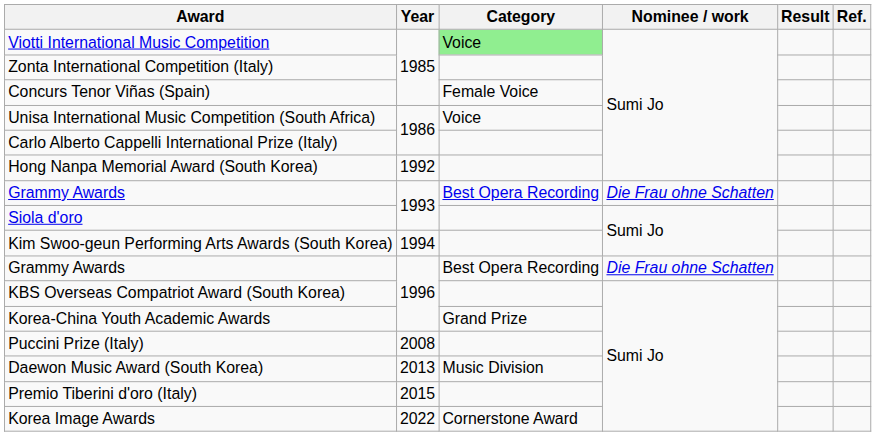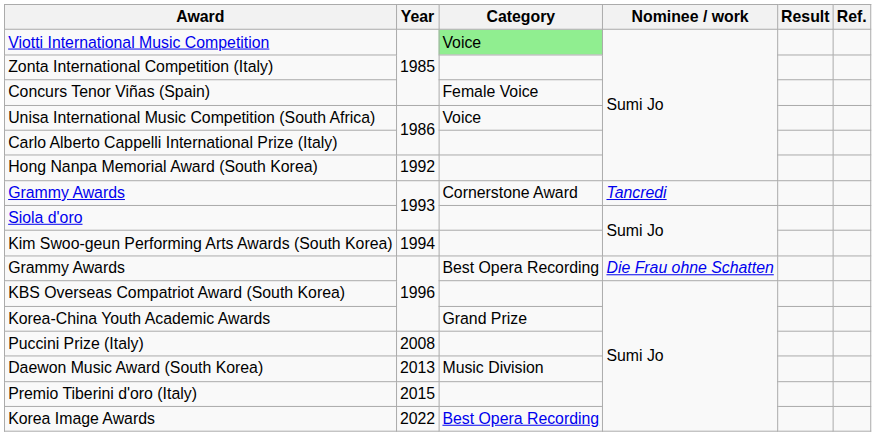(521, 192) Best Opera Recording -> (510, 192) Cornerstone Award
(690, 192) Die Frau ohne Schatten -> (637, 192) Tancredi
(510, 419) Cornerstone Award -> (521, 419) Best Opera Recording
